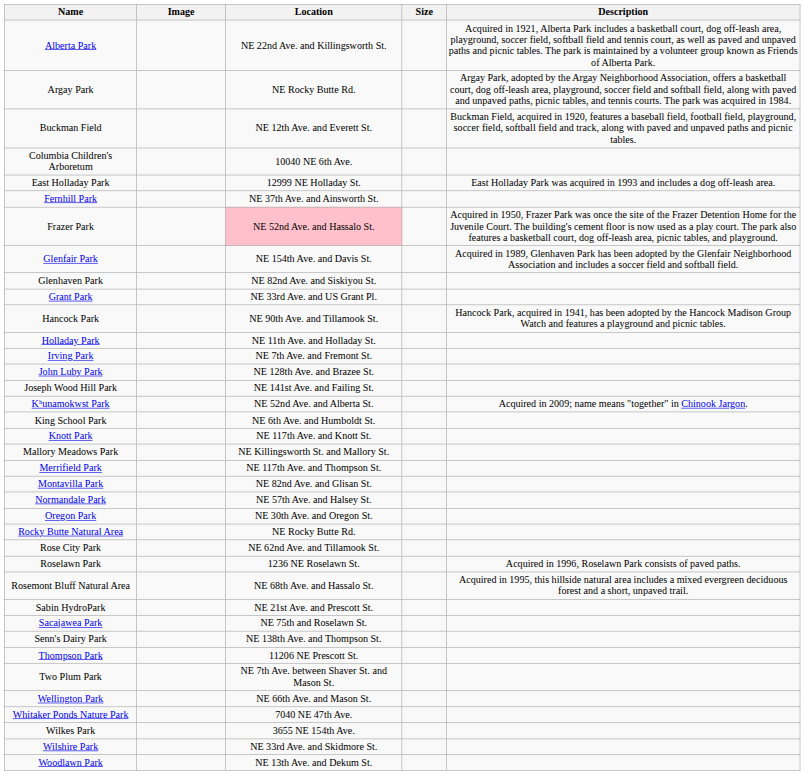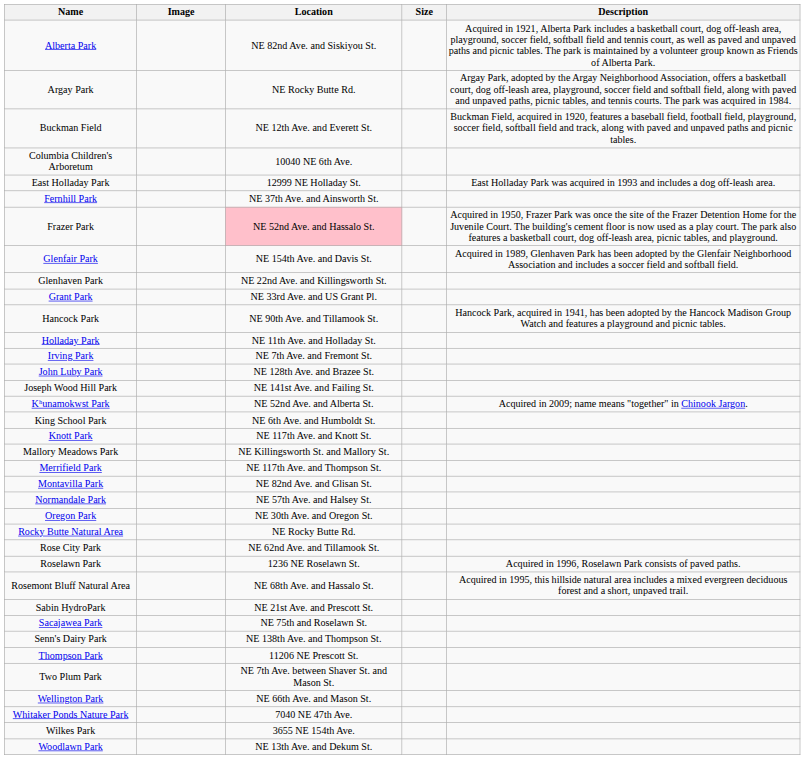(314, 45) NE 22nd Ave. and Killingsworth St. -> (314, 45) NE 82nd Ave. and Siskiyou St.
(314, 281) NE 82nd Ave. and Siskiyou St. -> (314, 281) NE 22nd Ave. and Killingsworth St.
- row: (71, 746)
